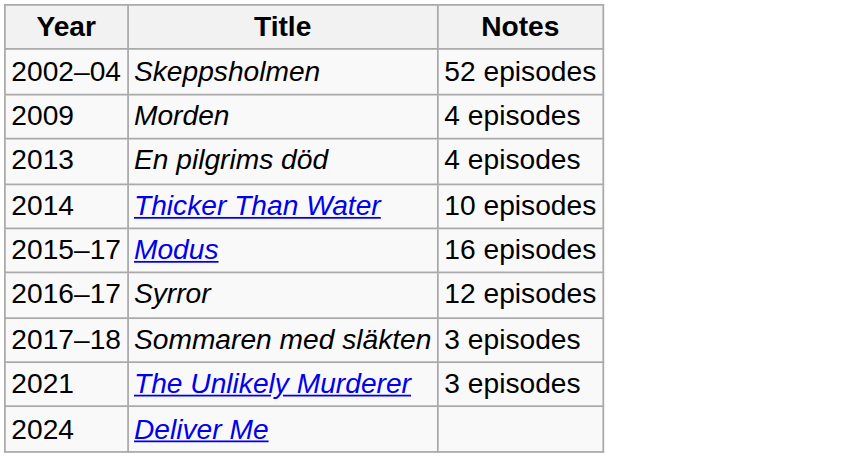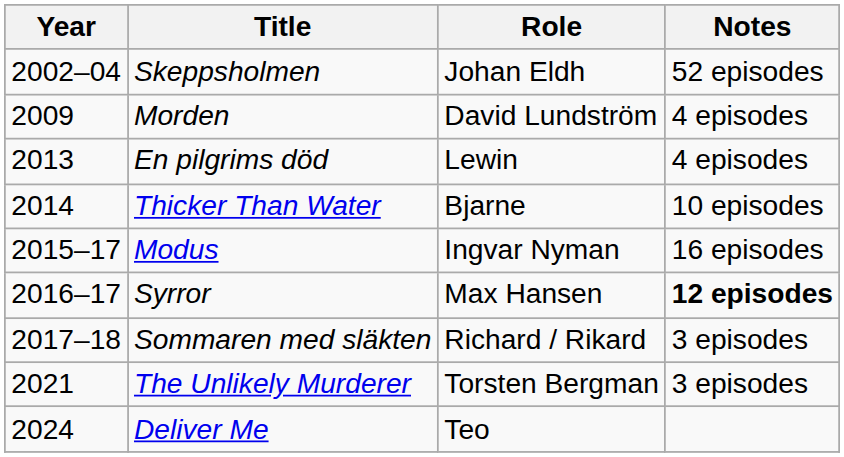+ column: (552, 26)
(520, 294) normal -> (752, 294) bold
